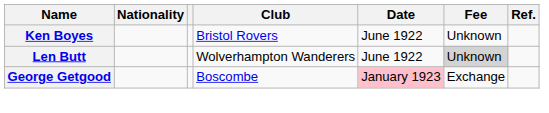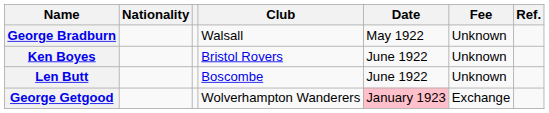+ row: (62, 35)
(276, 56) Wolverhampton Wanderers -> (232, 77) Boscombe
(474, 56) lightgrey background -> (479, 77) no background
(227, 77) Boscombe -> (281, 98) Wolverhampton Wanderers
